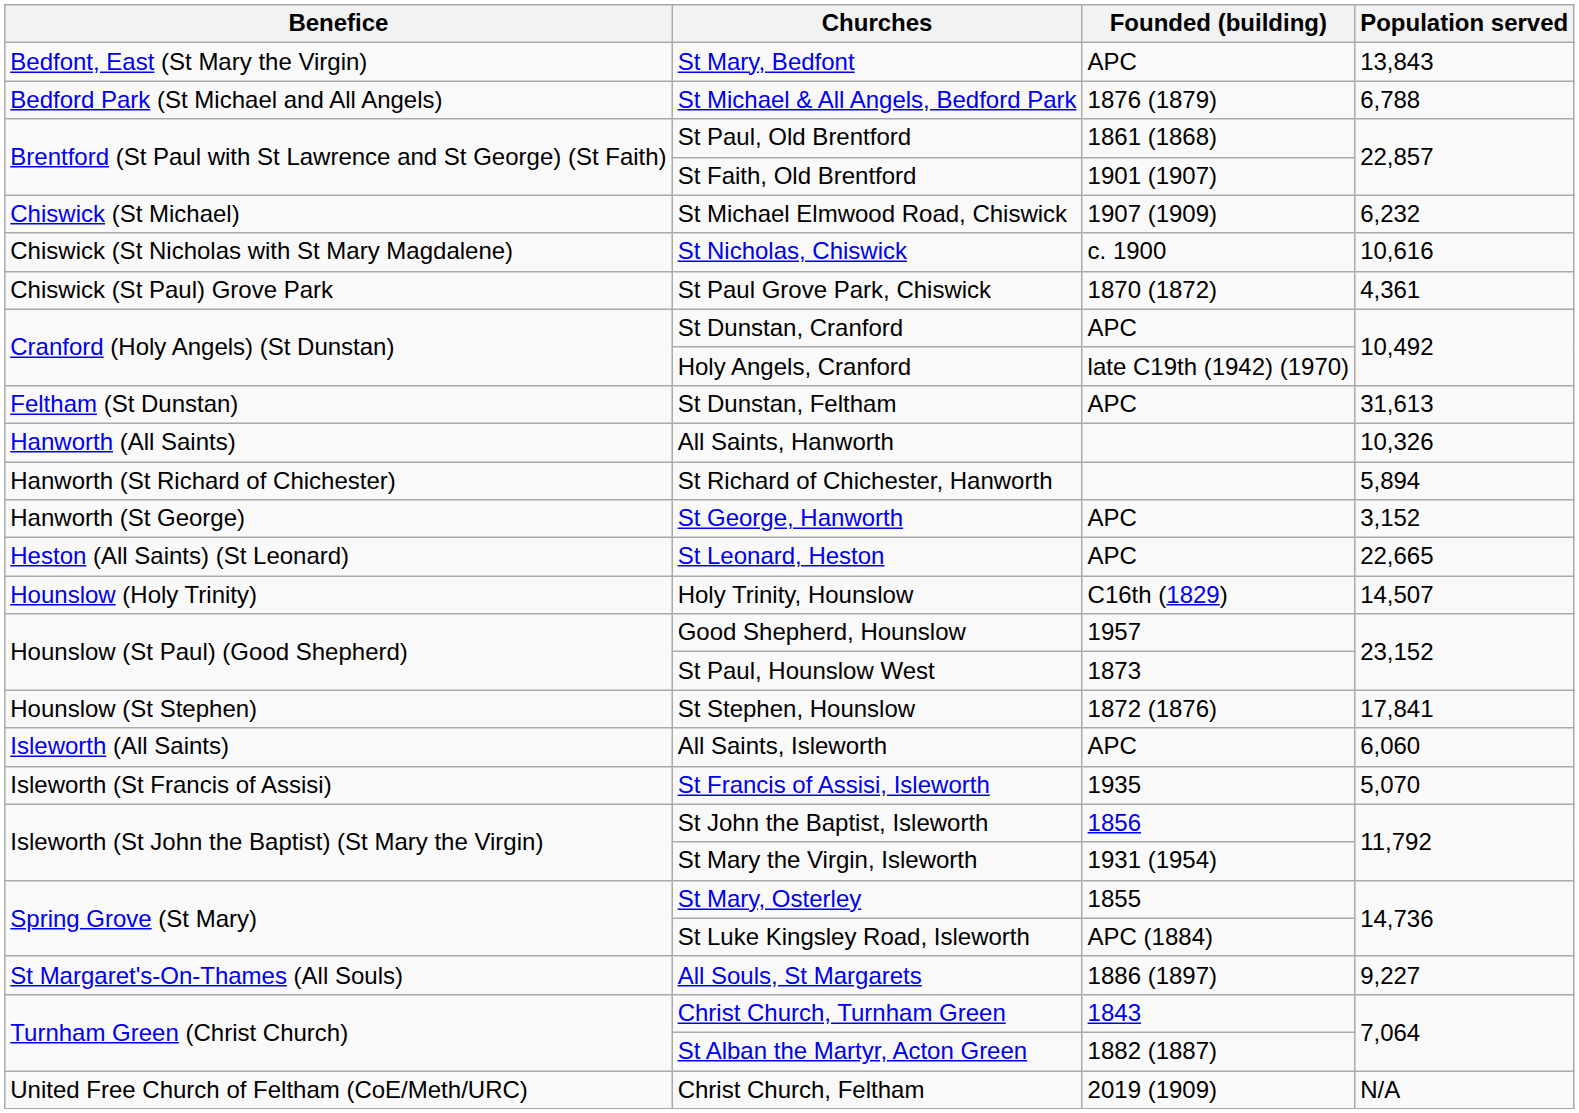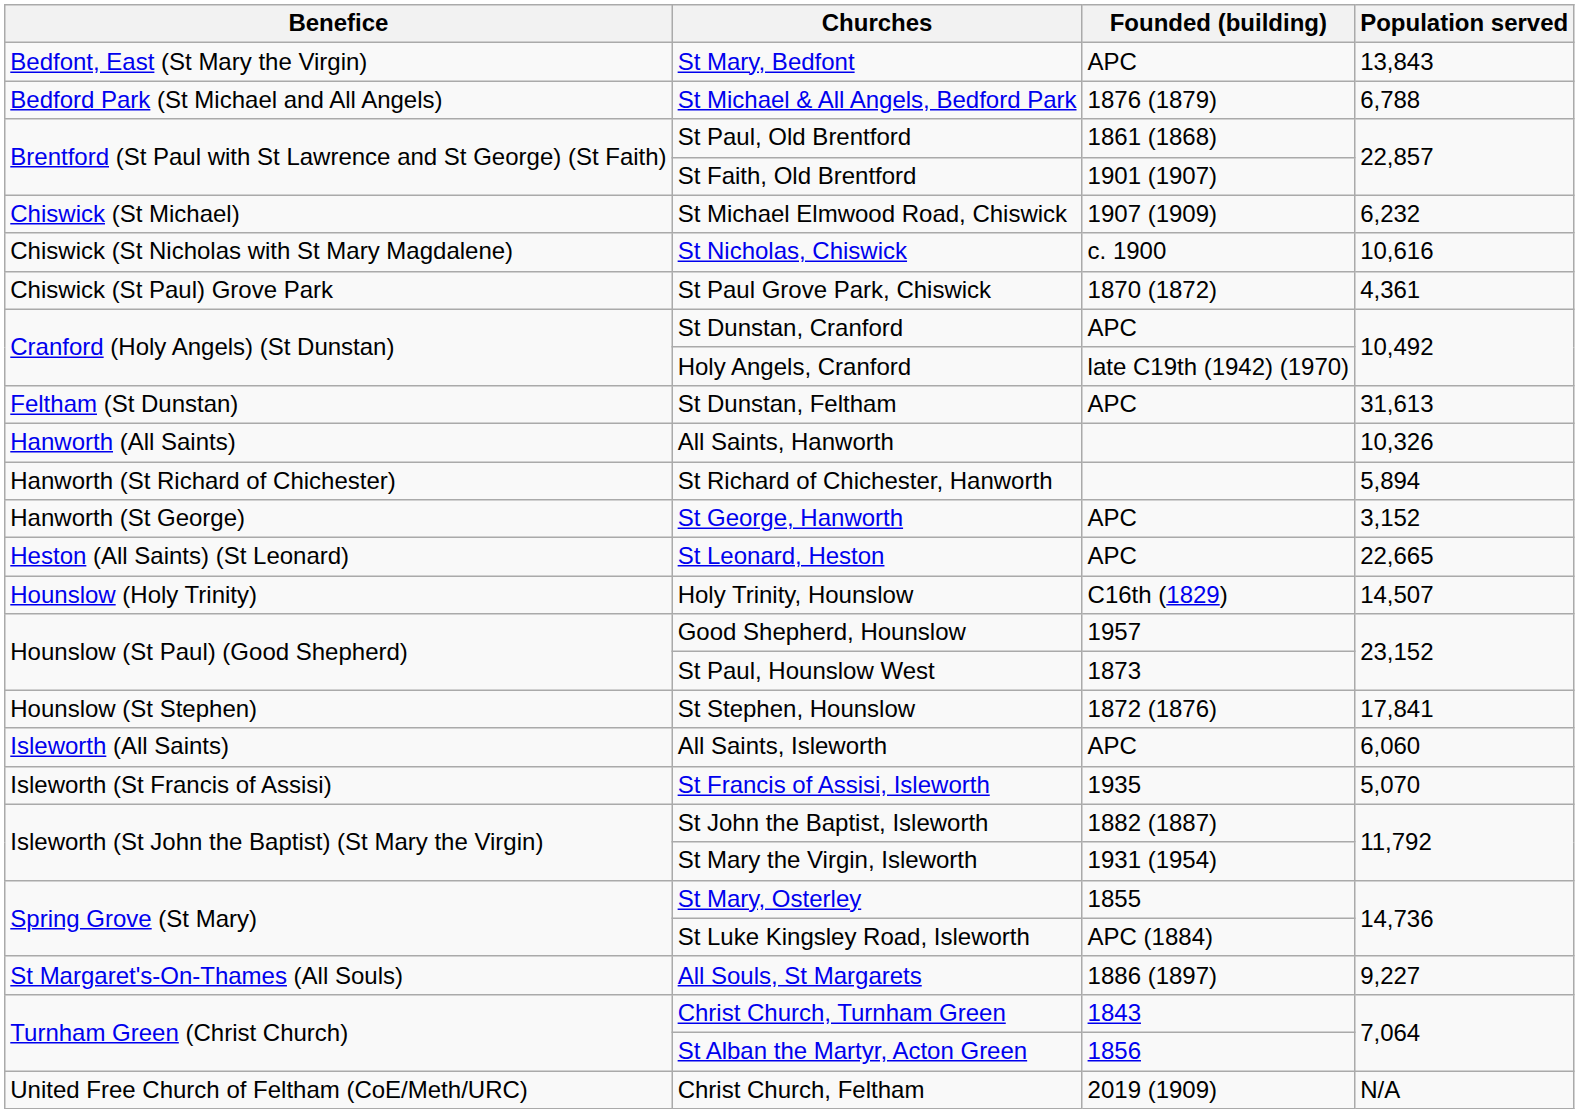(1114, 822) 1856 -> (1152, 822) 1882 (1887)
(1152, 1051) 1882 (1887) -> (1114, 1051) 1856
